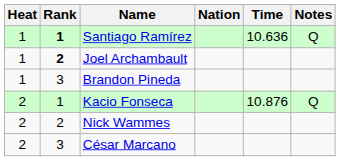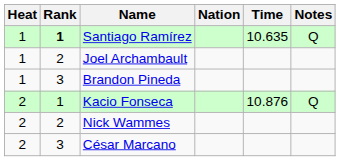(267, 36) 10.636 -> (267, 36) 10.635
(60, 58) bold -> (60, 58) normal
